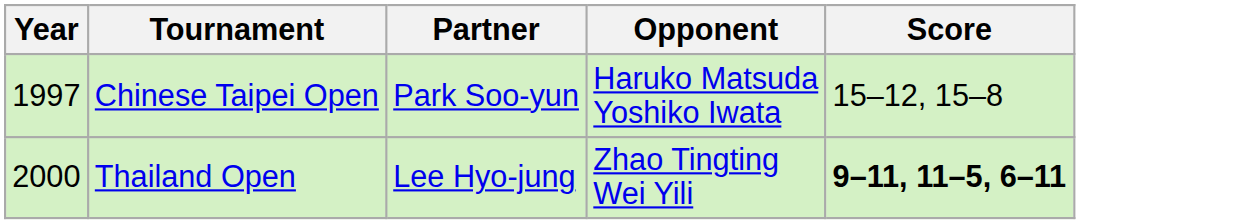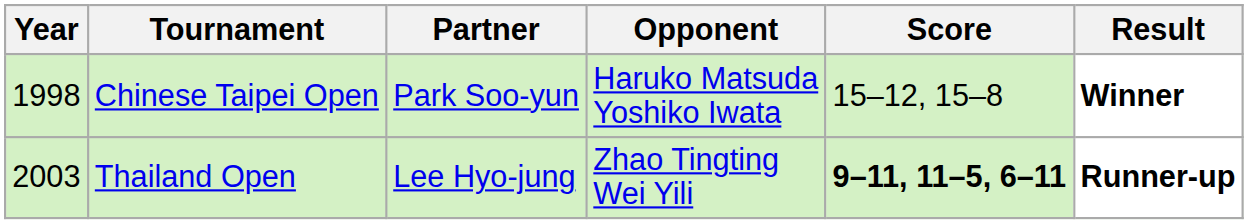+ column: (1158, 30)
(46, 95) 1997 -> (46, 95) 1998
(46, 178) 2000 -> (46, 178) 2003
